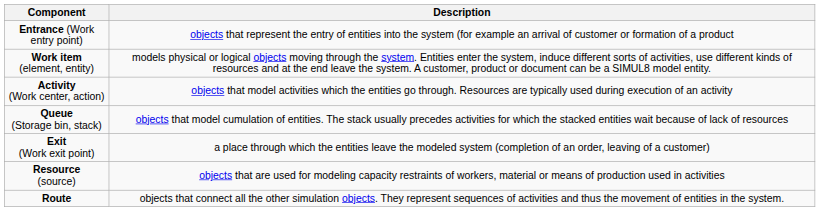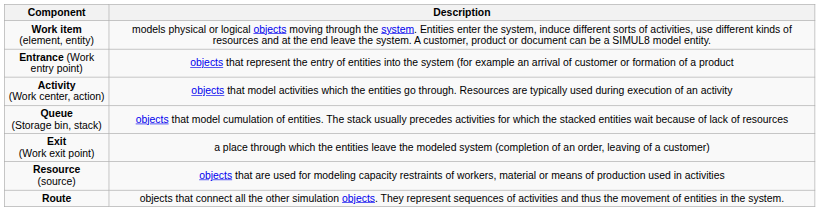rows swapped: (57, 63) <-> (57, 35)
